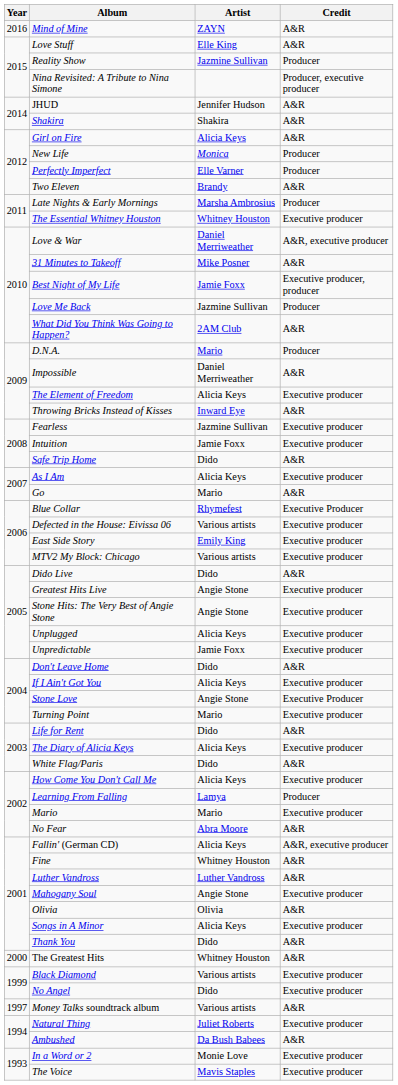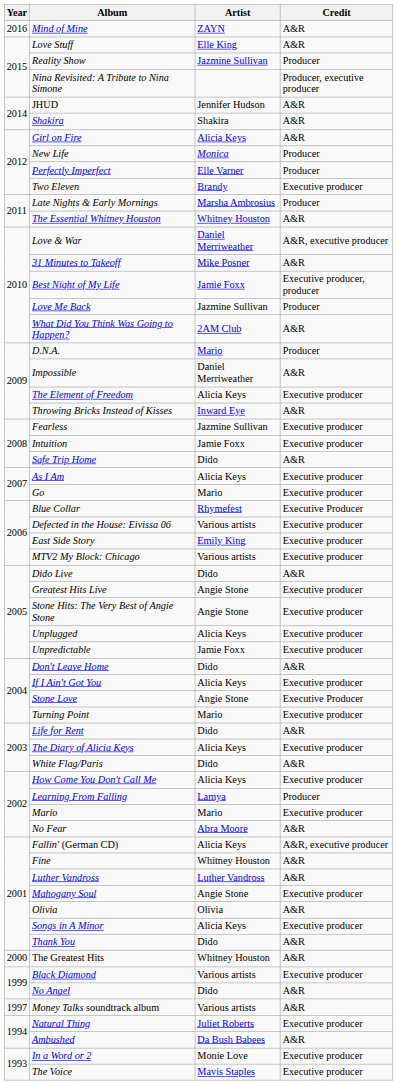(294, 186) A&R -> (323, 186) Executive producer
(323, 219) Executive producer -> (294, 219) A&R
(294, 492) A&R -> (323, 492) Executive producer
(323, 991) Executive producer -> (294, 991) A&R
